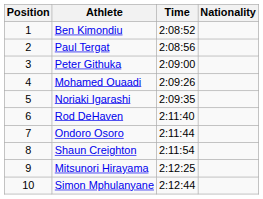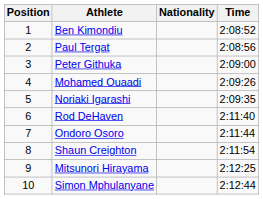columns swapped: (228, 13) <-> (177, 13)
